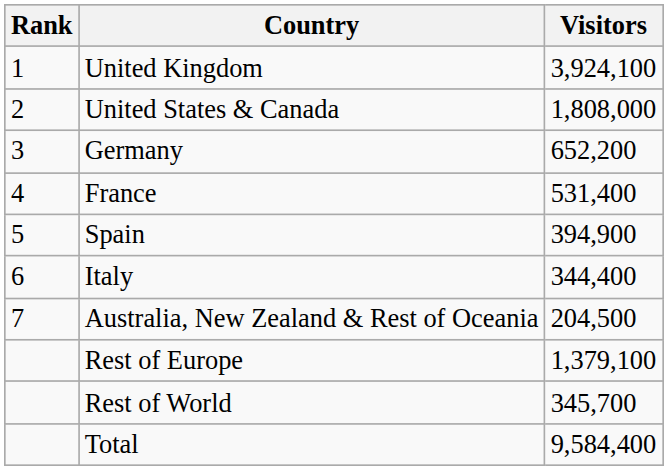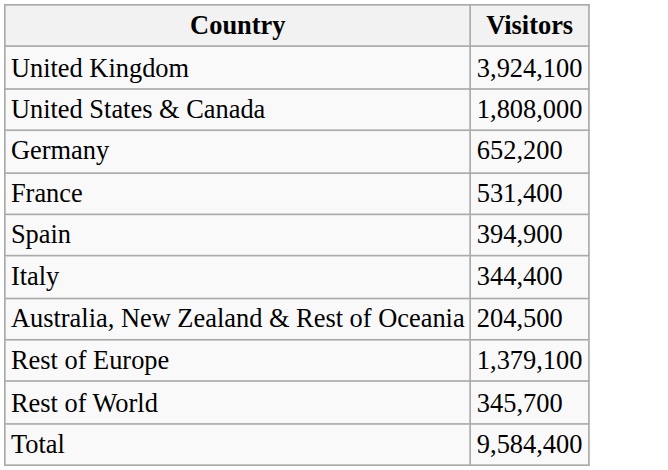- column: (42, 25)
